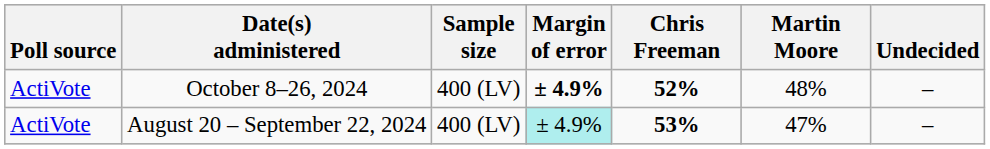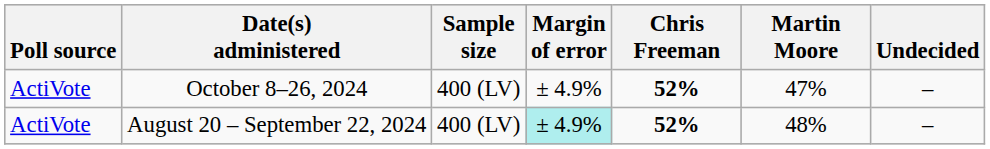(569, 88) bold -> (569, 88) normal
(806, 88) 48% -> (806, 88) 47%
(677, 125) 53% -> (677, 125) 52%
(806, 125) 47% -> (806, 125) 48%
